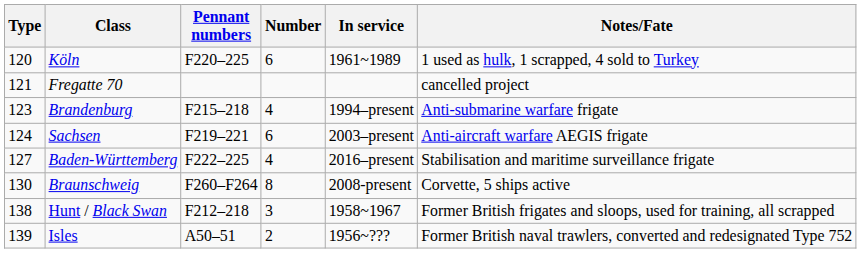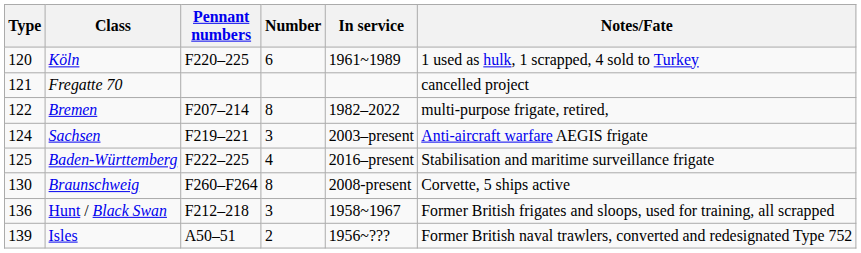+ row: (73, 110)
- row: (91, 110)
(269, 135) 6 -> (269, 135) 3
(20, 160) 127 -> (20, 160) 125
(20, 210) 138 -> (20, 210) 136
